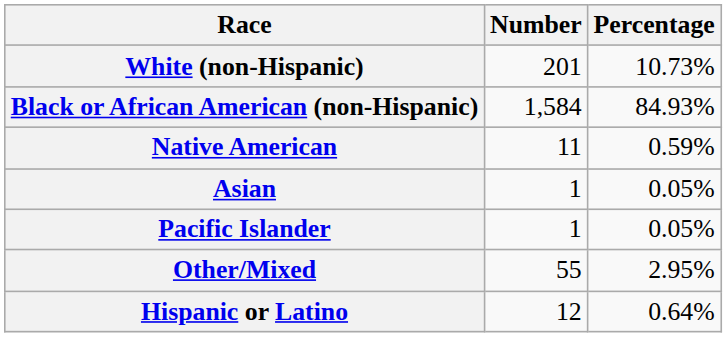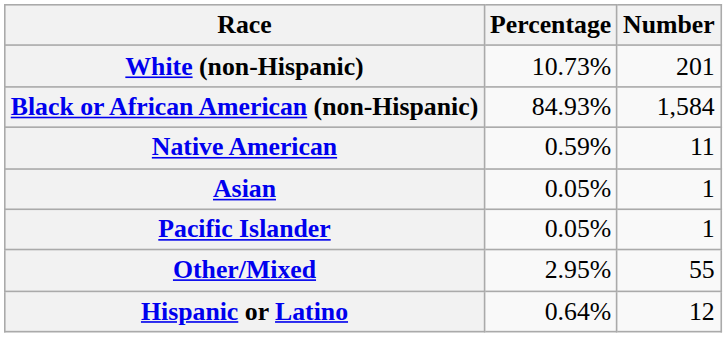columns swapped: (536, 24) <-> (654, 24)
